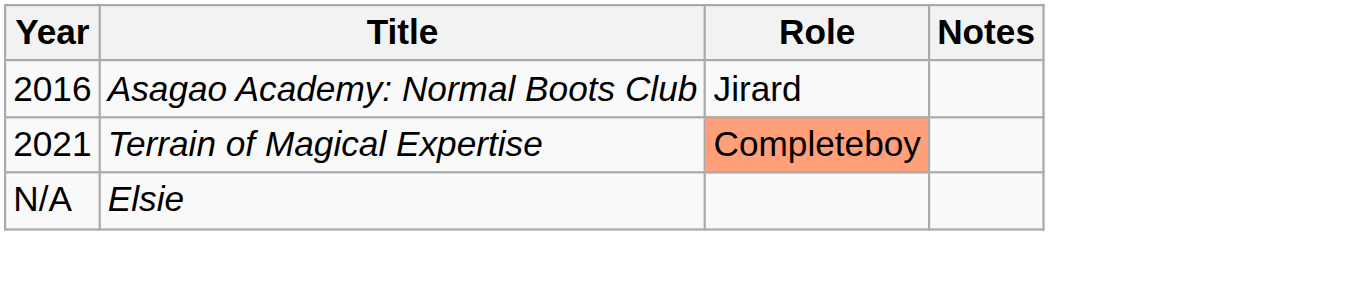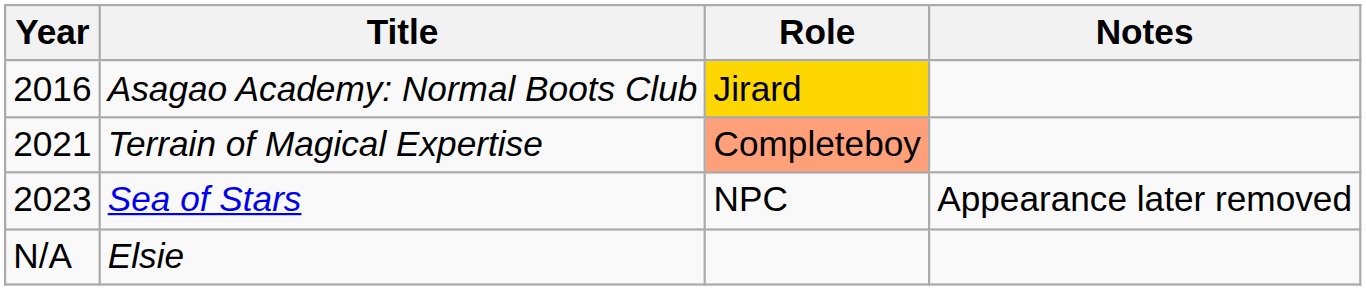(758, 88) no background -> (758, 88) gold background
+ row: (205, 199)
